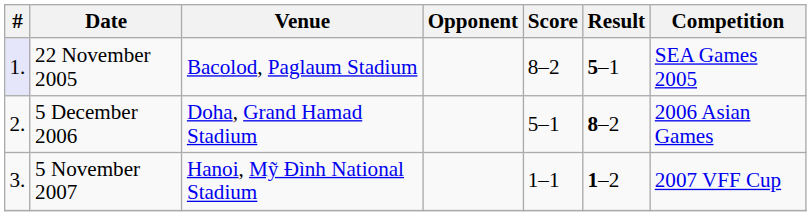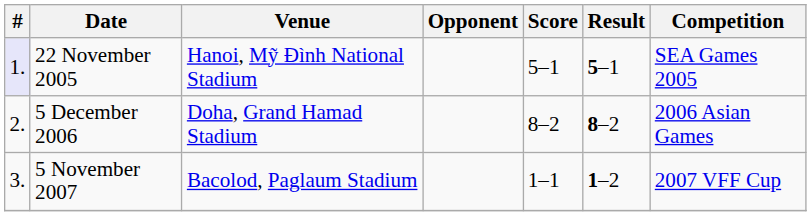(302, 66) Bacolod, Paglaum Stadium -> (295, 66) Hanoi, Mỹ Đình National Stadium
(544, 66) 8–2 -> (544, 66) 5–1
(544, 123) 5–1 -> (544, 123) 8–2
(295, 181) Hanoi, Mỹ Đình National Stadium -> (302, 181) Bacolod, Paglaum Stadium
